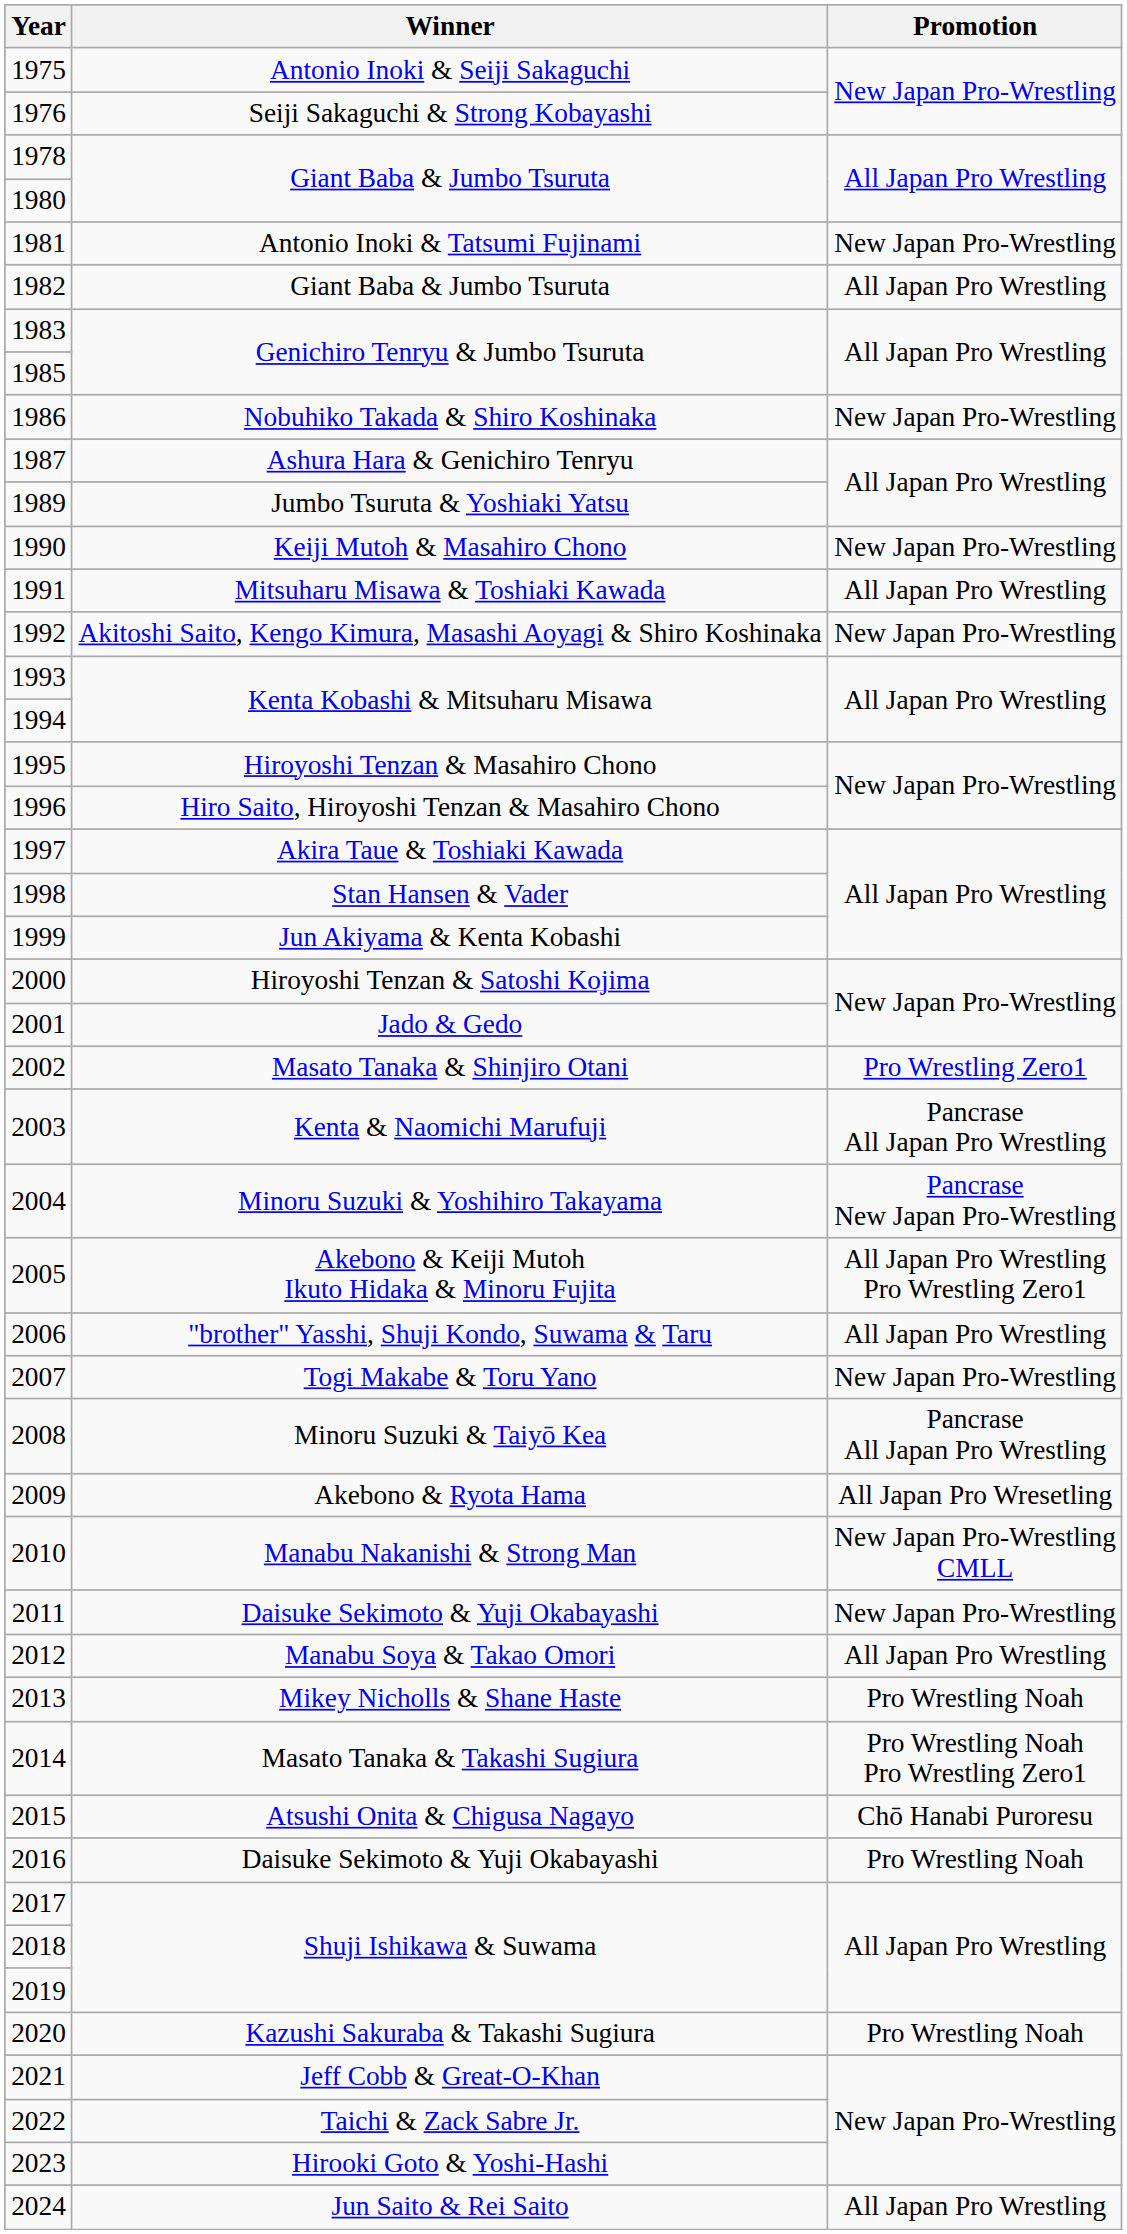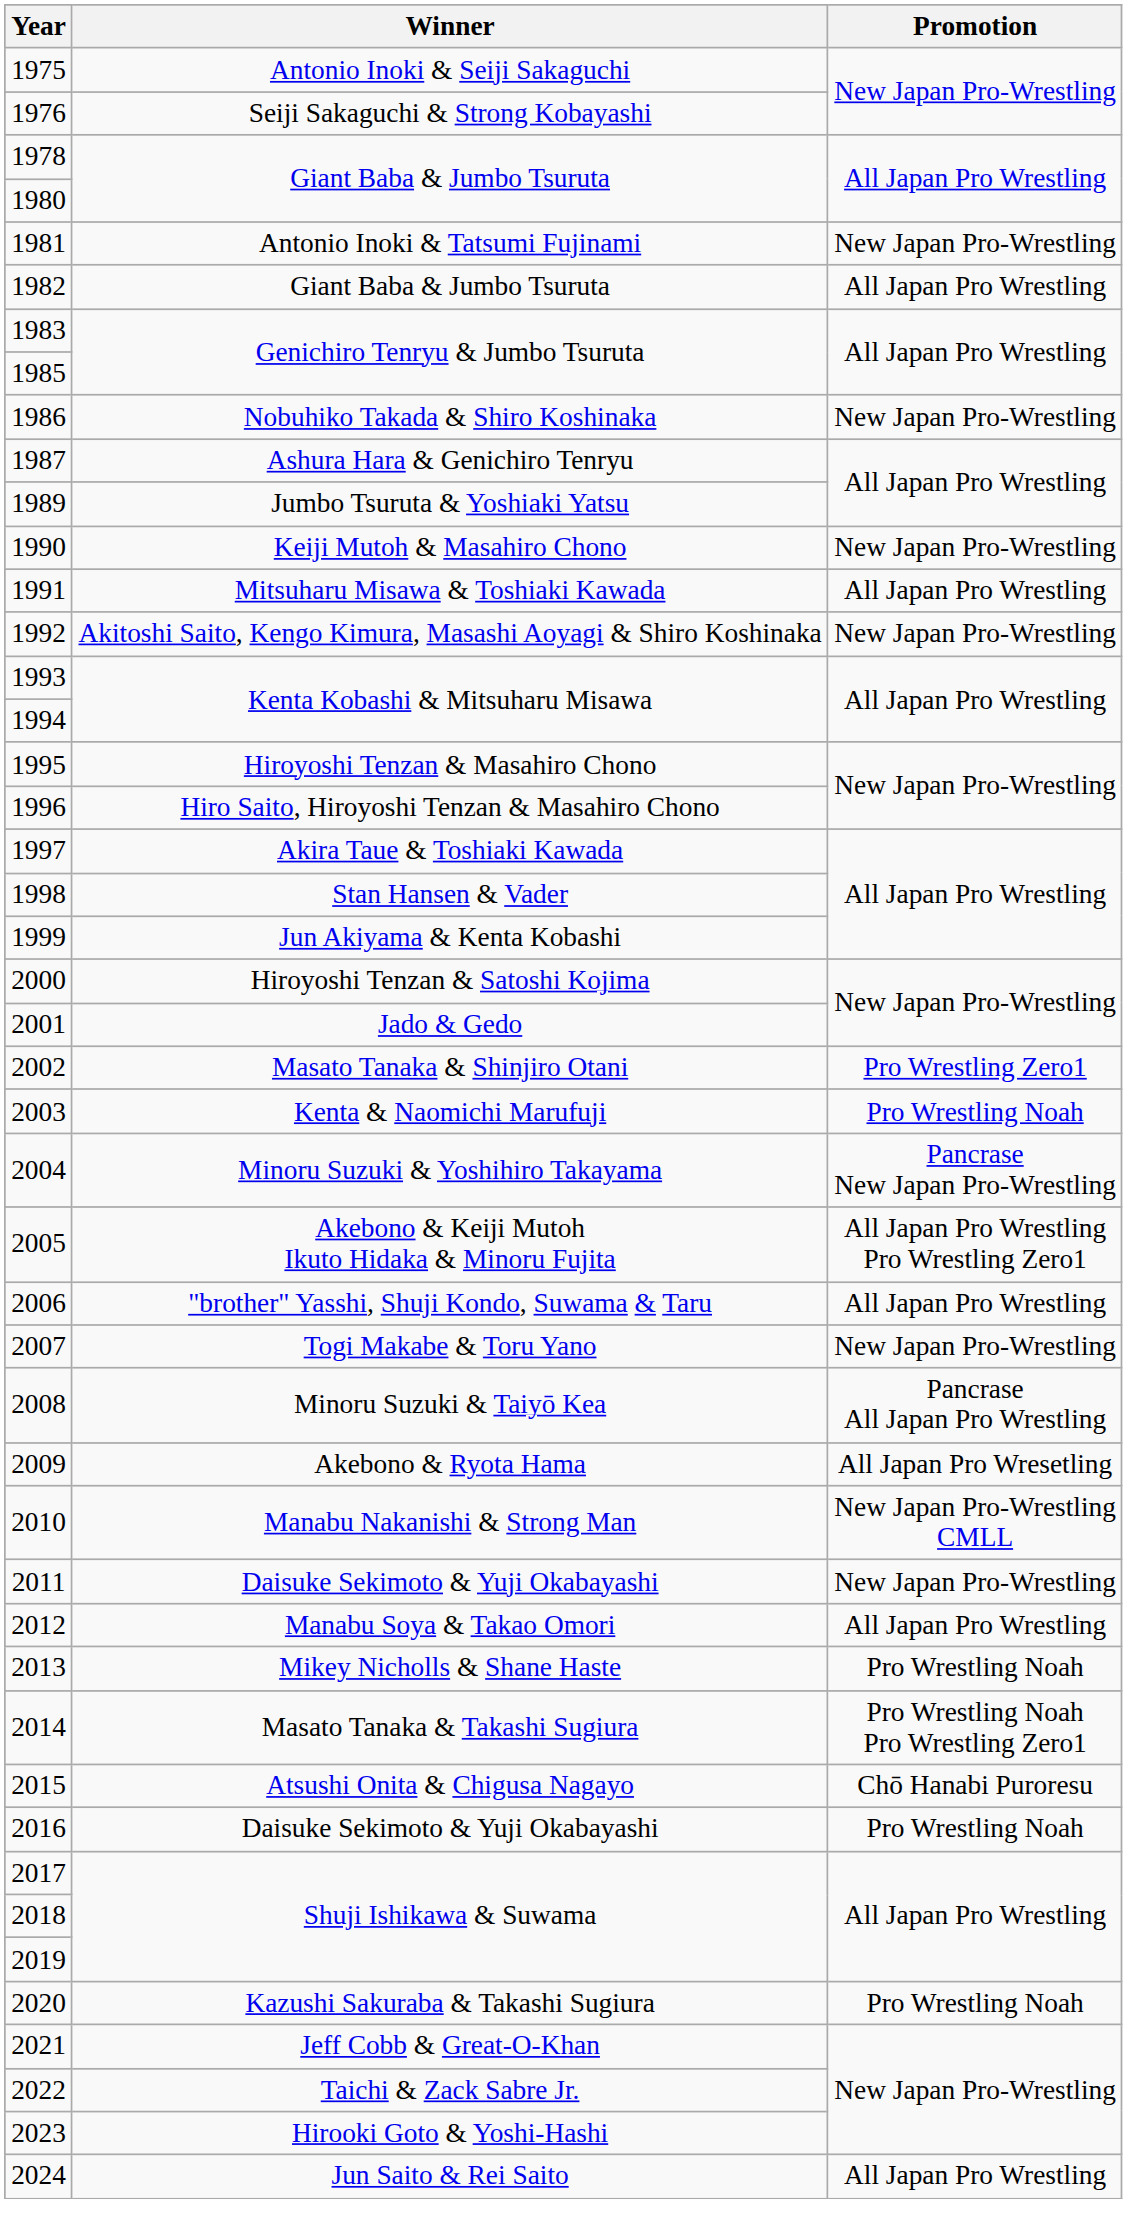(975, 1126) Pancrase All Japan Pro Wrestling -> (975, 1110) Pro Wrestling Noah
